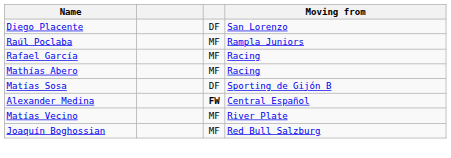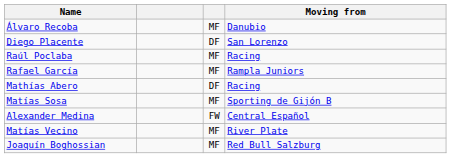+ row: (42, 27)
(266, 41) Rampla Juniors -> (244, 56) Racing
(244, 56) Racing -> (266, 71) Rampla Juniors
(214, 71) MF -> (214, 86) DF
(214, 86) DF -> (214, 101) MF
(214, 101) bold -> (214, 116) normal
